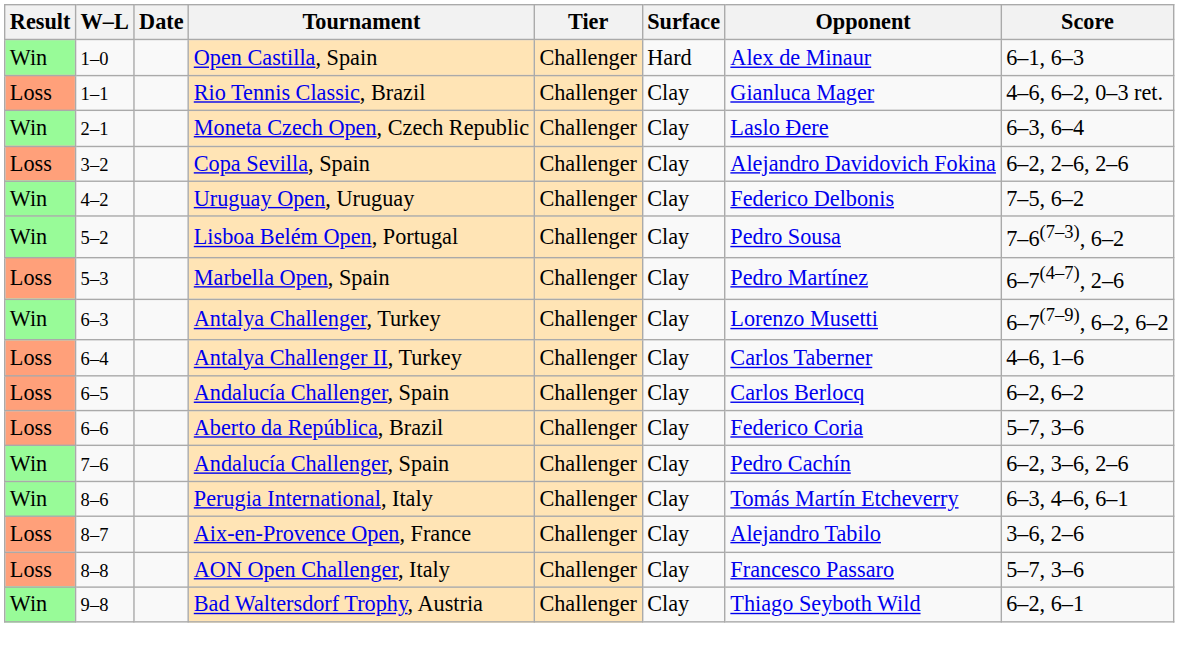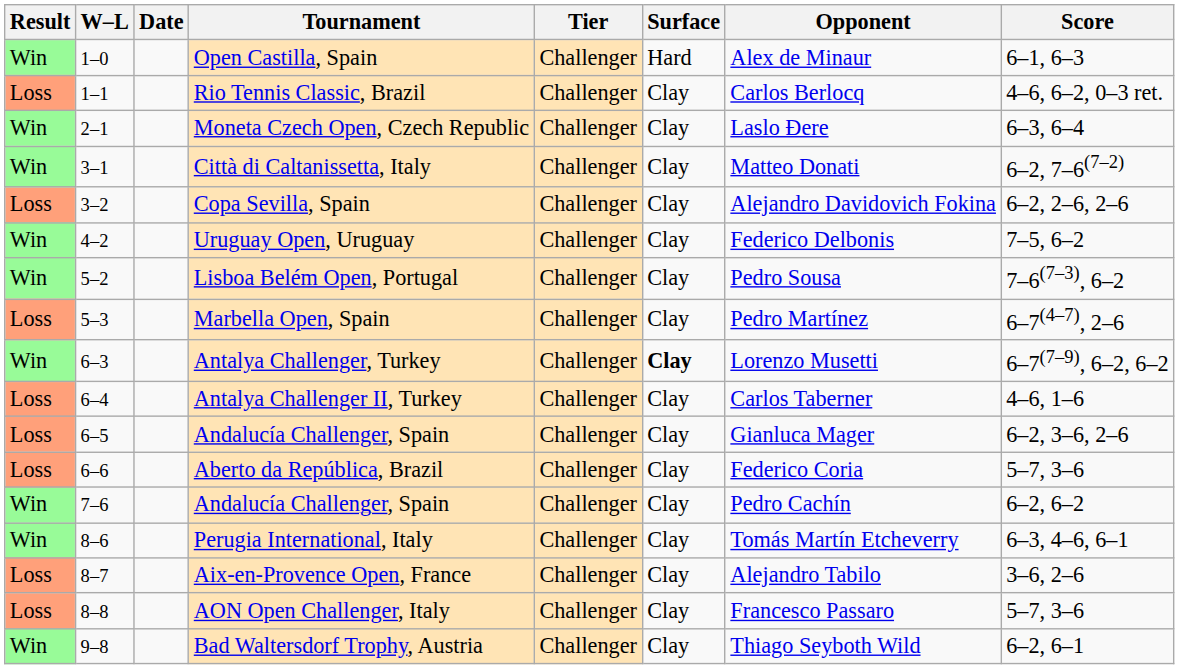(802, 92) Gianluca Mager -> (797, 92) Carlos Berlocq
+ row: (95, 167)
(668, 319) normal -> (669, 360) bold
(797, 392) Carlos Berlocq -> (802, 434) Gianluca Mager
(1045, 392) 6–2, 6–2 -> (1067, 434) 6–2, 3–6, 2–6
(1067, 463) 6–2, 3–6, 2–6 -> (1045, 504) 6–2, 6–2
